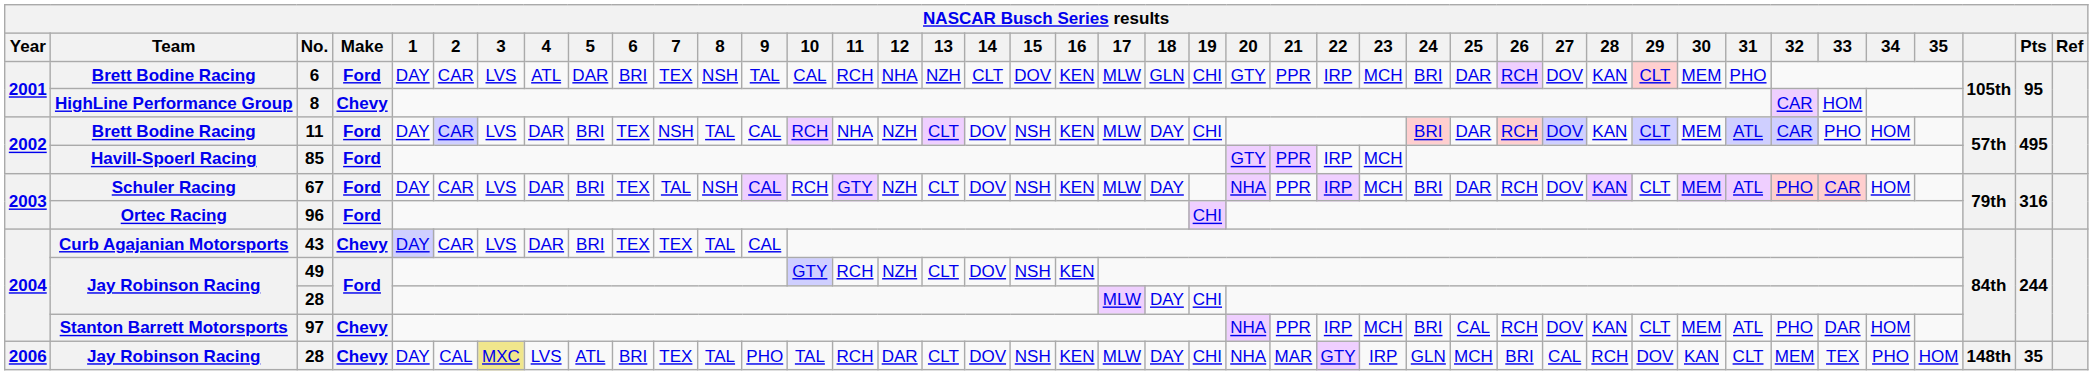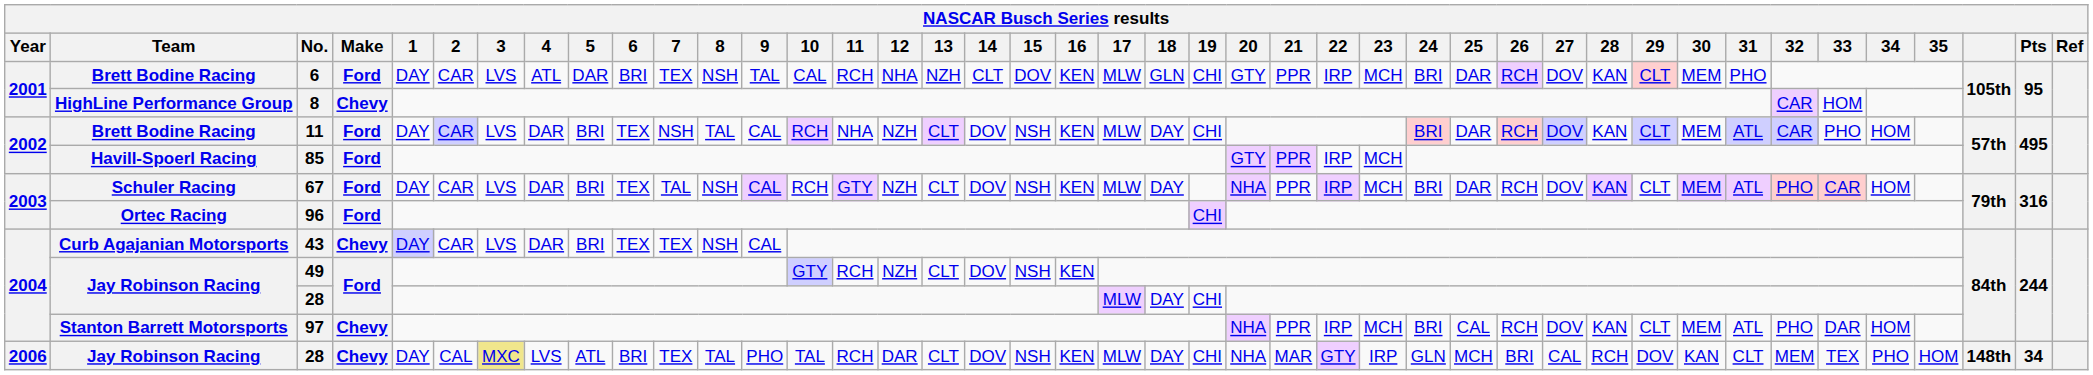(720, 243) TAL -> (720, 243) NSH
(2034, 356) 35 -> (2034, 356) 34
